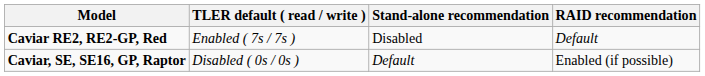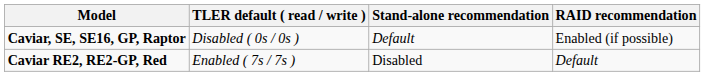rows swapped: (97, 60) <-> (87, 37)
